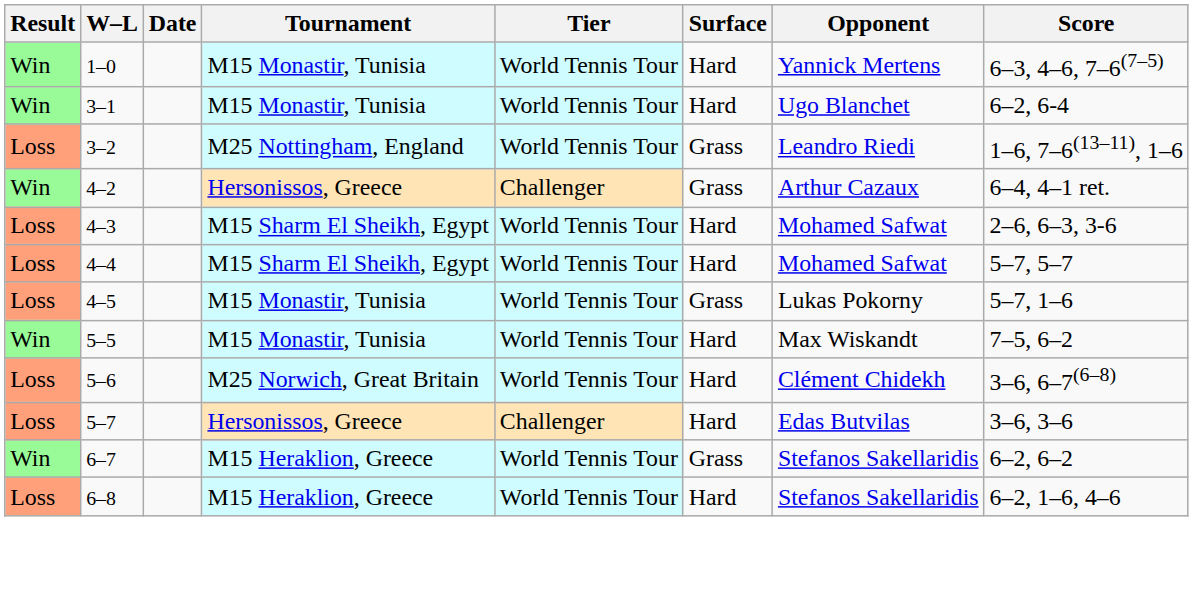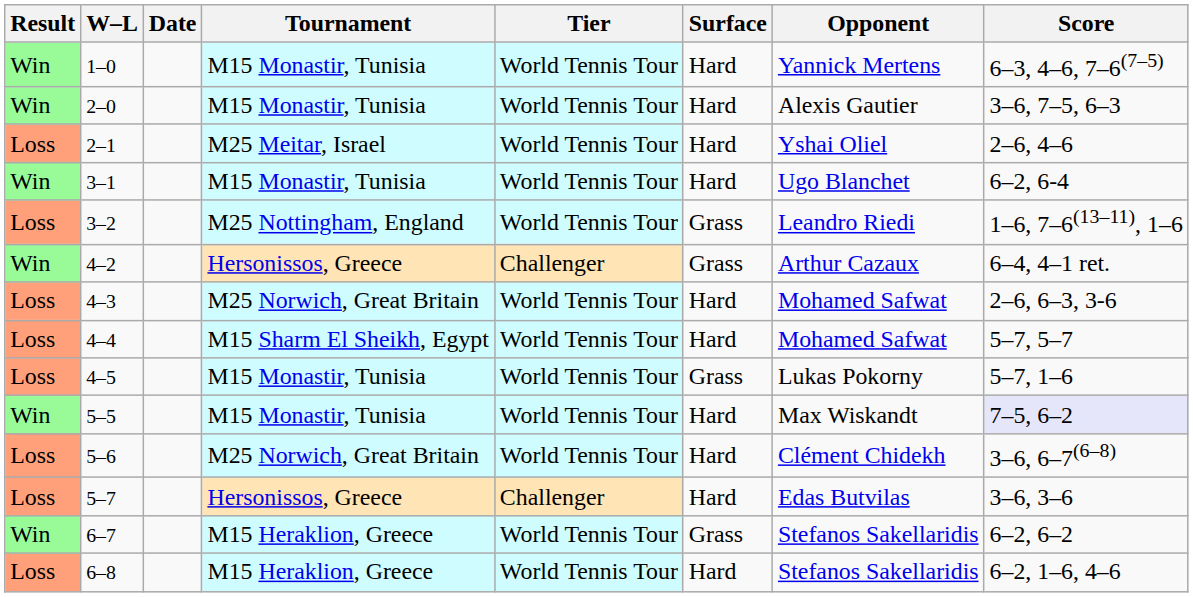+ row: (101, 106)
+ row: (101, 144)
(348, 225) M15 Sharm El Sheikh, Egypt -> (343, 300) M25 Norwich, Great Britain
(1031, 338) no background -> (1031, 414) lavender background
